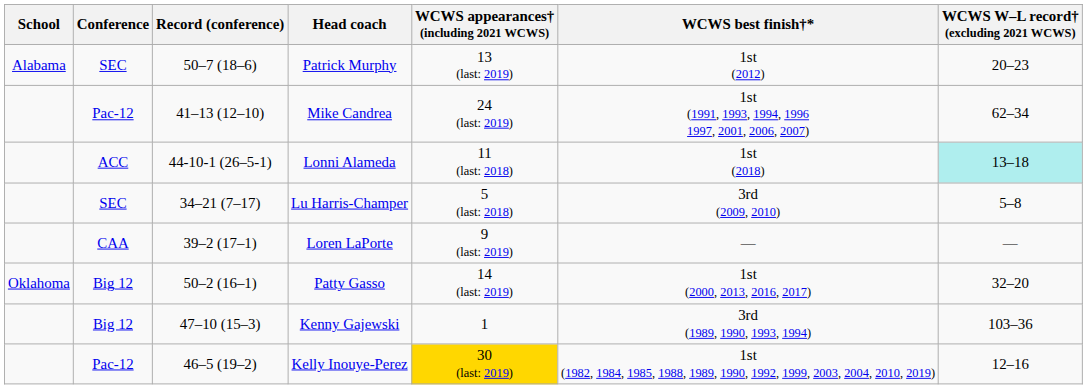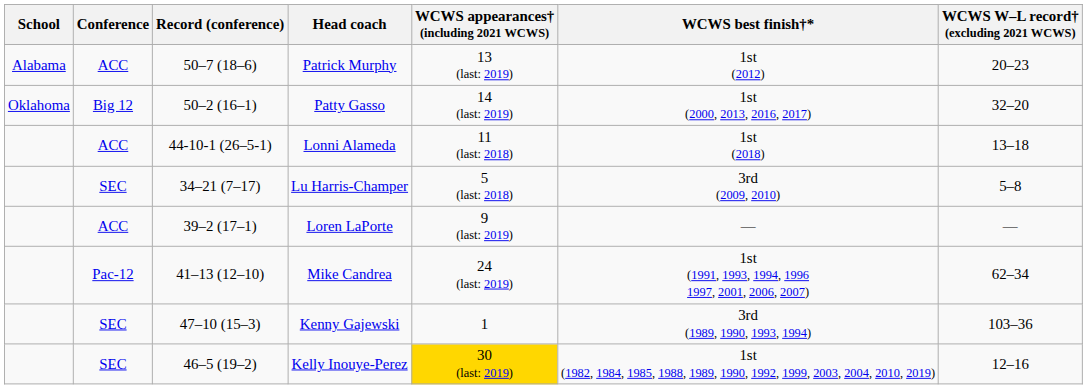(113, 65) SEC -> (113, 65) ACC
rows swapped: (350, 113) <-> (350, 283)
(1010, 162) paleturquoise background -> (1010, 145) no background
(113, 243) CAA -> (113, 226) ACC
(113, 323) Big 12 -> (113, 323) SEC
(113, 364) Pac-12 -> (113, 364) SEC
